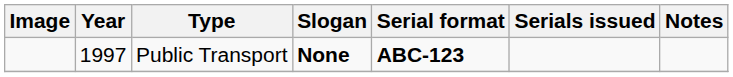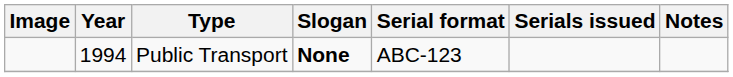(103, 54) 1997 -> (103, 54) 1994
(420, 54) bold -> (419, 54) normal
